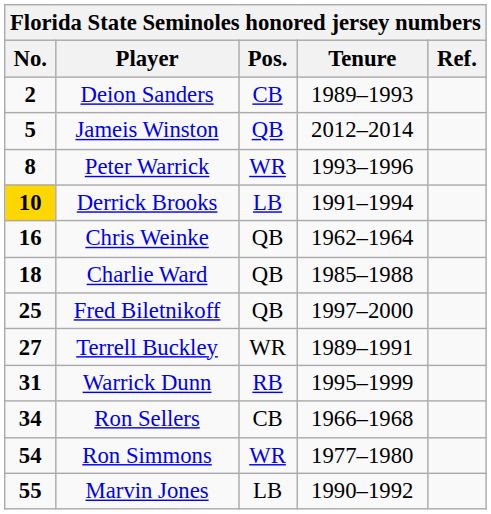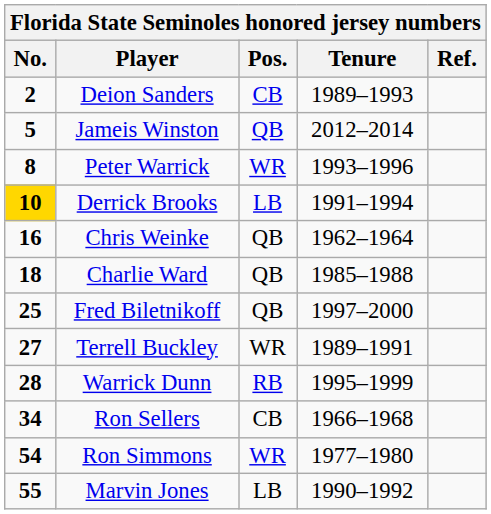(30, 382) 31 -> (30, 382) 28
